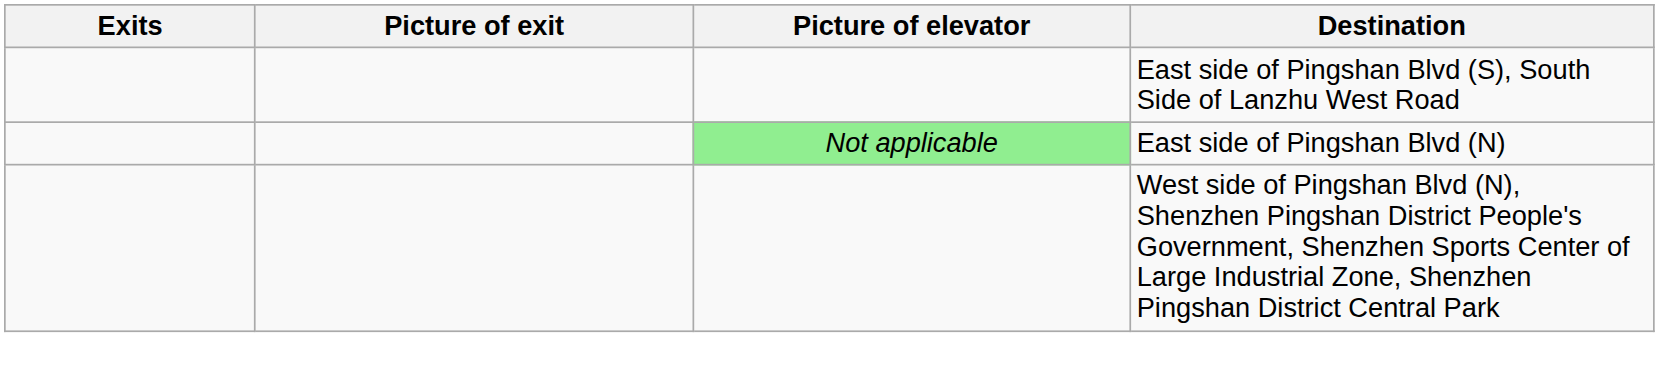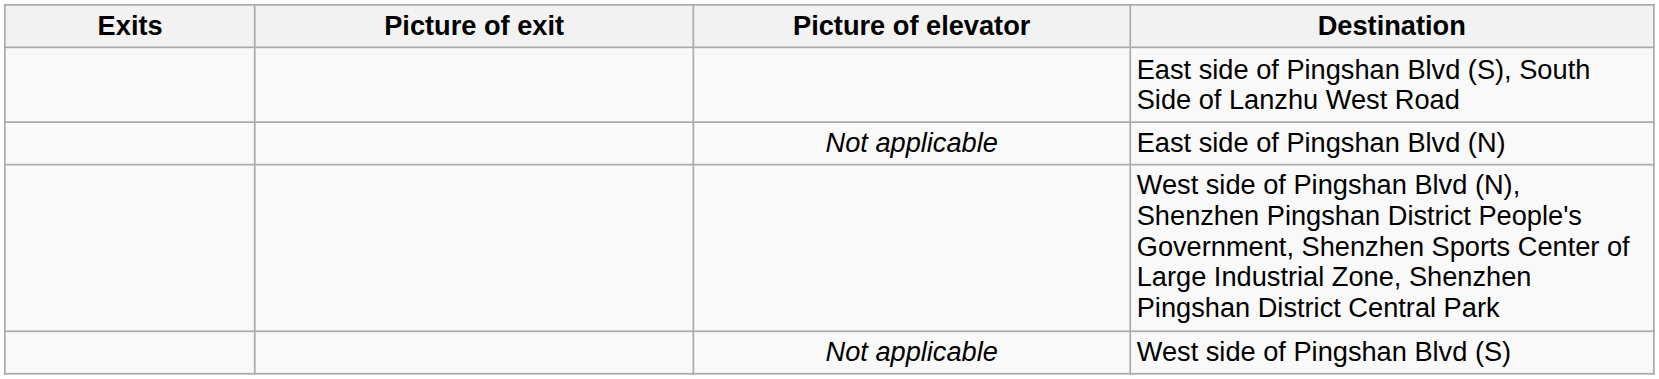(912, 142) lightgreen background -> (912, 142) no background
+ row: (1324, 351)
